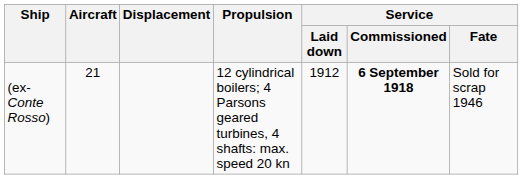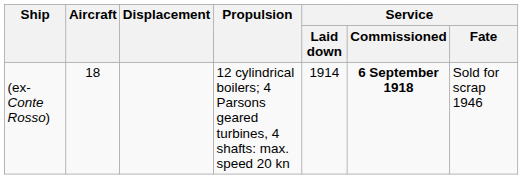(93, 72) 21 -> (93, 72) 18
(324, 72) 1912 -> (324, 72) 1914
